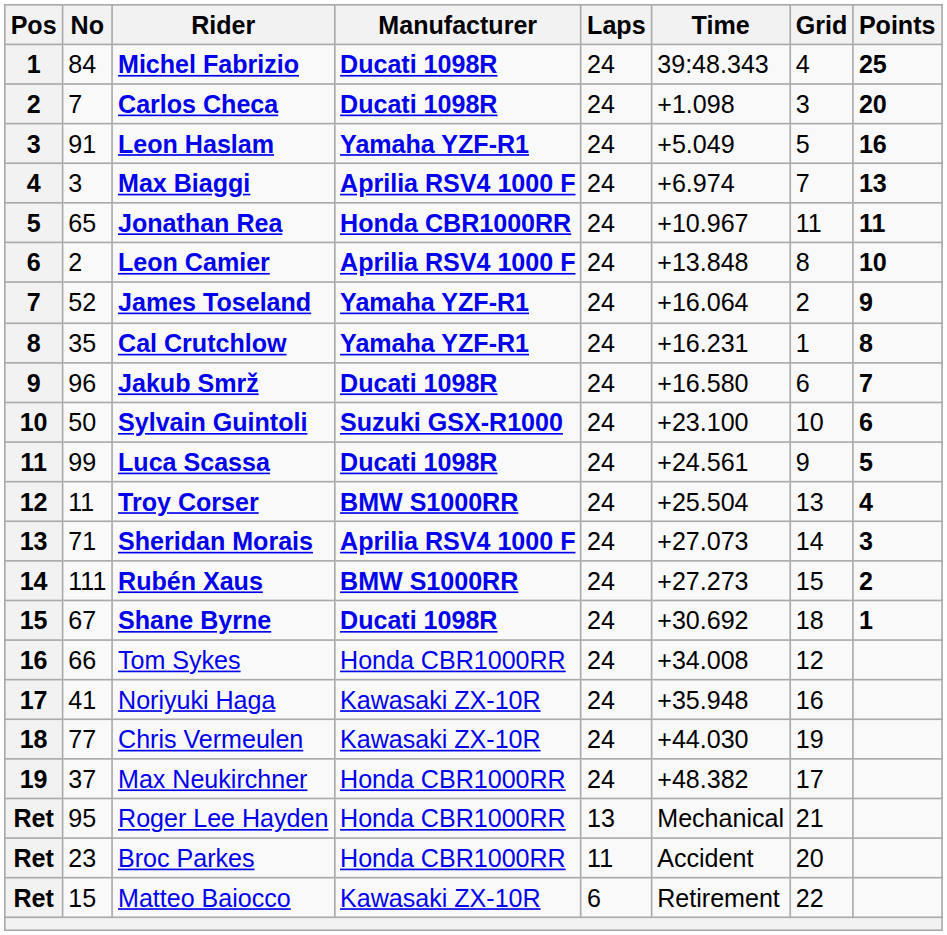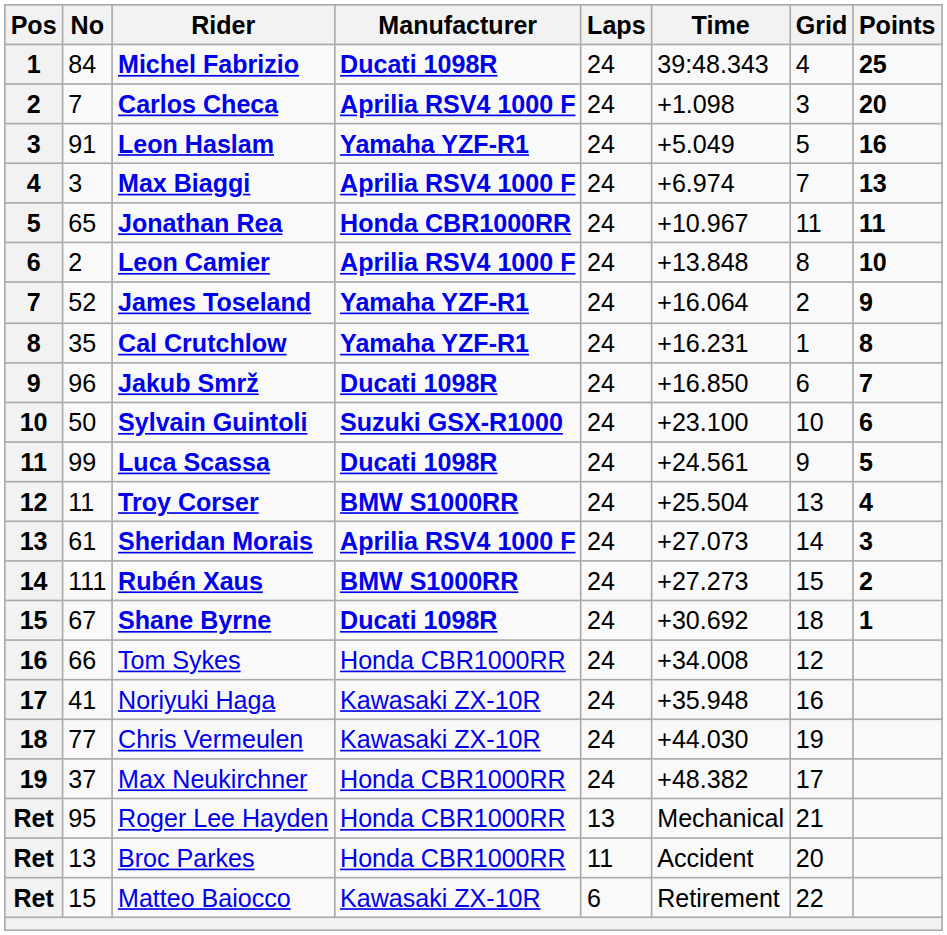(419, 104) Ducati 1098R -> (458, 104) Aprilia RSV4 1000 F
(703, 382) +16.580 -> (703, 382) +16.850
(82, 541) 71 -> (82, 541) 61
(82, 859) 23 -> (82, 859) 13
